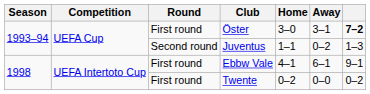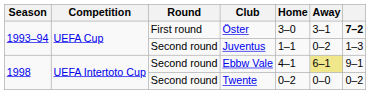(176, 64) First round -> (184, 64) Second round
(322, 64) no background -> (322, 64) khaki background
(176, 81) First round -> (184, 81) Second round
